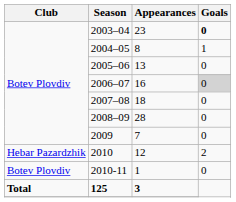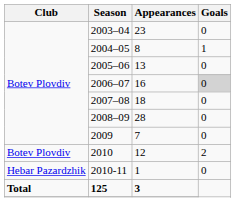(204, 30) bold -> (204, 30) normal
(46, 153) Hebar Pazardzhik -> (39, 153) Botev Plovdiv
(39, 170) Botev Plovdiv -> (46, 170) Hebar Pazardzhik
